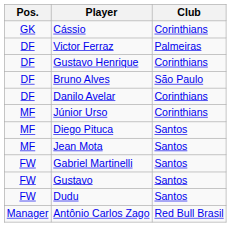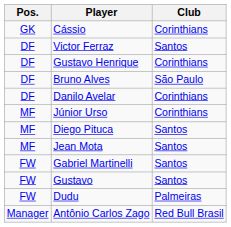(178, 46) Palmeiras -> (171, 46) Santos
(171, 197) Santos -> (178, 197) Palmeiras
